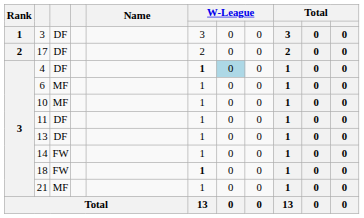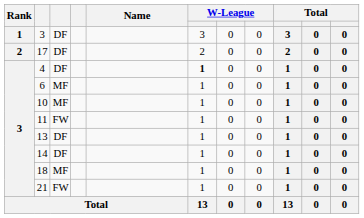(231, 68) lightblue background -> (231, 68) no background
(60, 119) DF -> (60, 119) FW
(60, 153) FW -> (60, 153) DF
(60, 170) FW -> (60, 170) MF
(202, 170) bold -> (202, 170) normal
(60, 187) MF -> (60, 187) FW
